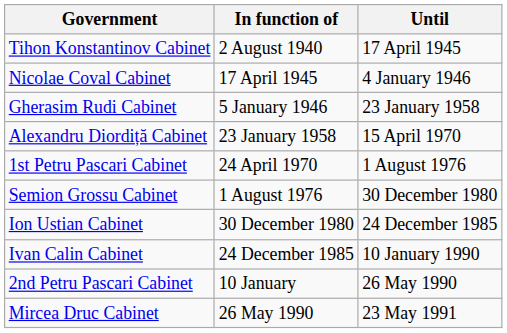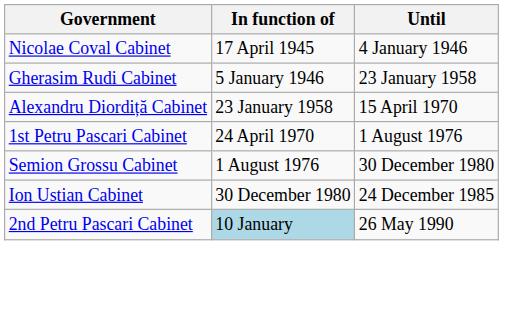- row: (110, 48)
- row: (76, 253)
(257, 283) no background -> (254, 224) lightblue background
- row: (84, 312)
